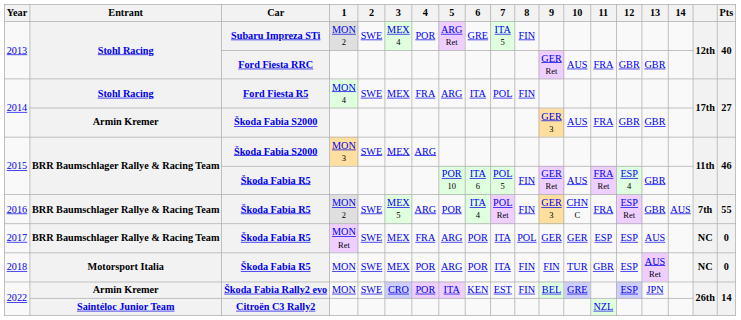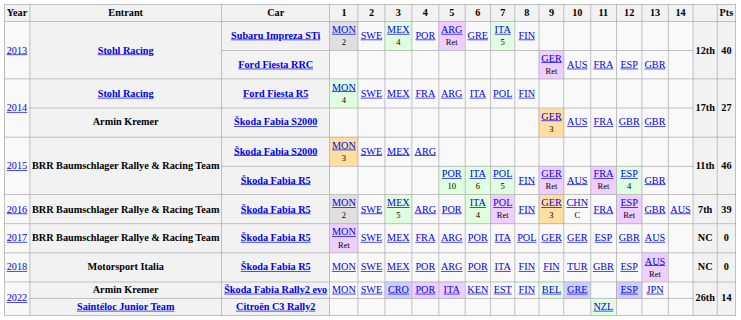(629, 65) GBR -> (629, 65) ESP
(726, 209) 55 -> (726, 209) 39
(629, 238) ESP -> (629, 238) GBR
